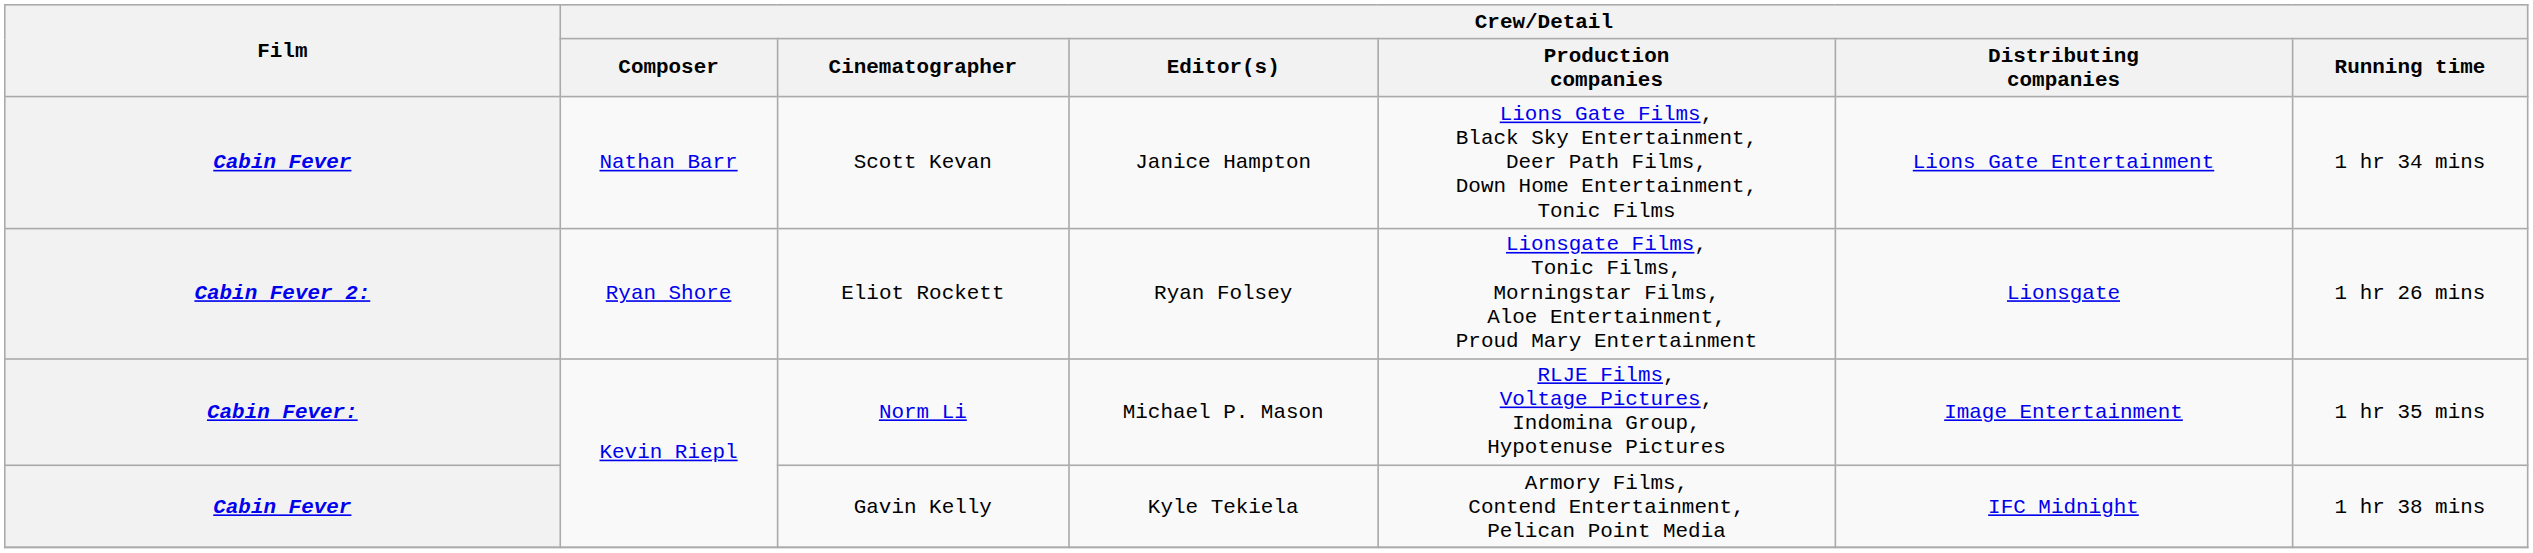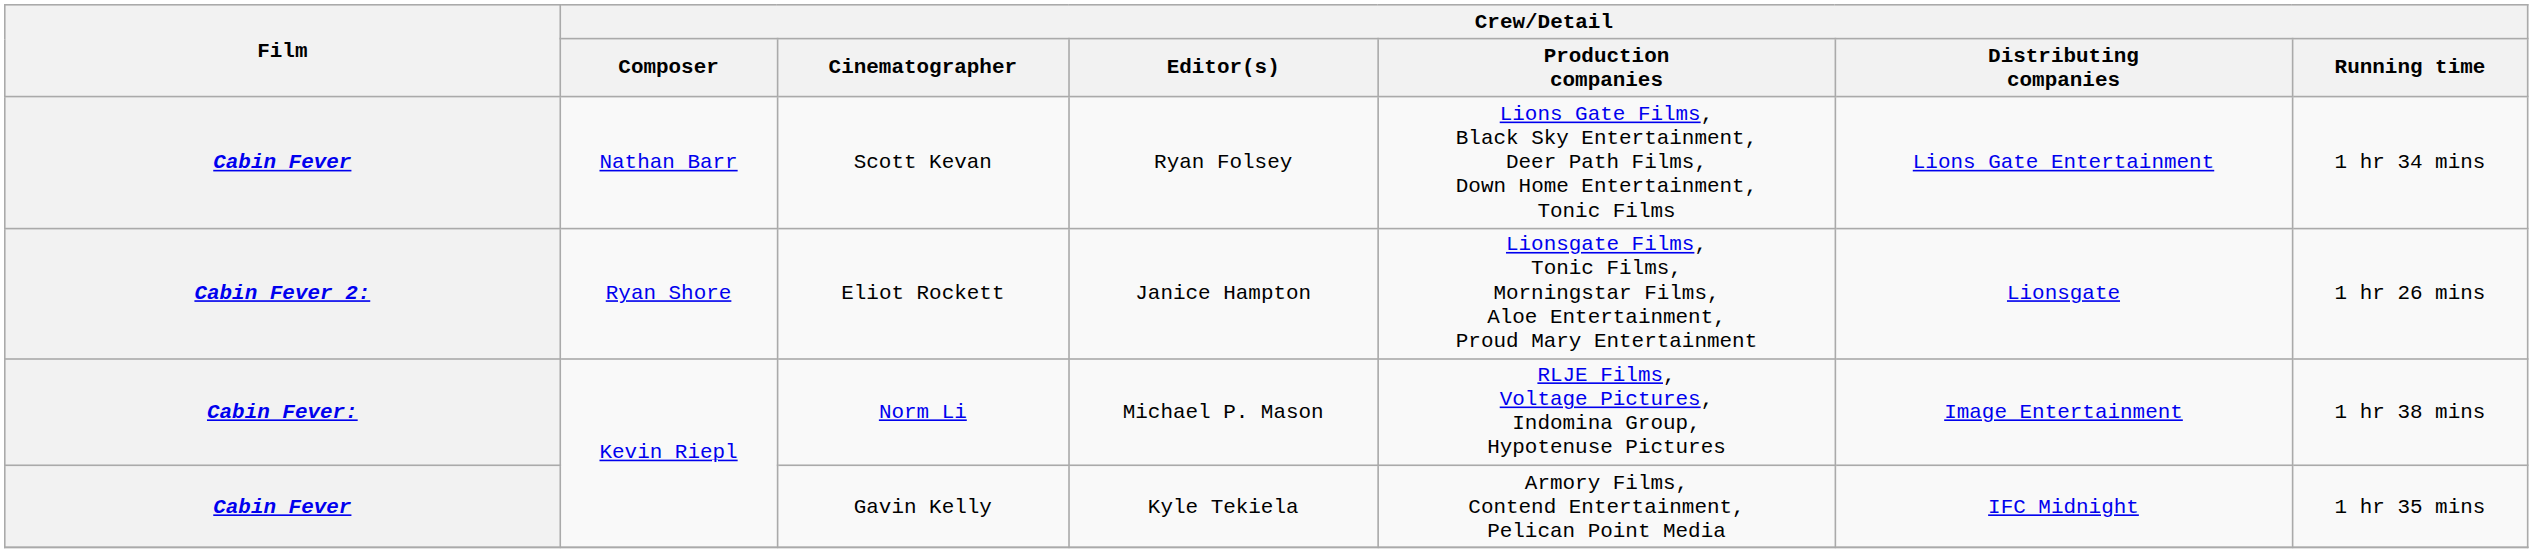(1223, 163) Janice Hampton -> (1223, 163) Ryan Folsey
(1223, 293) Ryan Folsey -> (1223, 293) Janice Hampton
(2410, 412) 1 hr 35 mins -> (2410, 412) 1 hr 38 mins
(2410, 506) 1 hr 38 mins -> (2410, 506) 1 hr 35 mins
